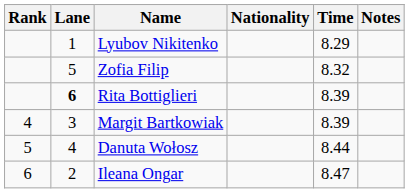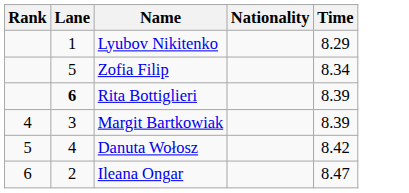- column: (381, 17)
(335, 69) 8.32 -> (335, 69) 8.34
(335, 148) 8.44 -> (335, 148) 8.42
